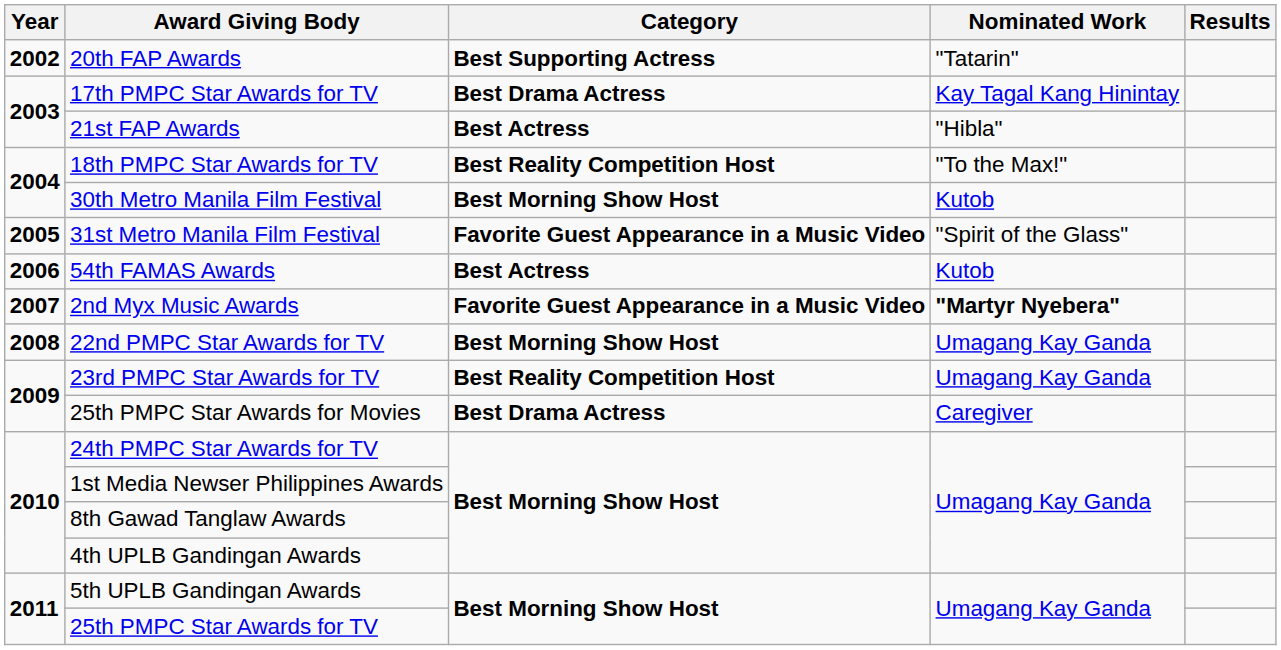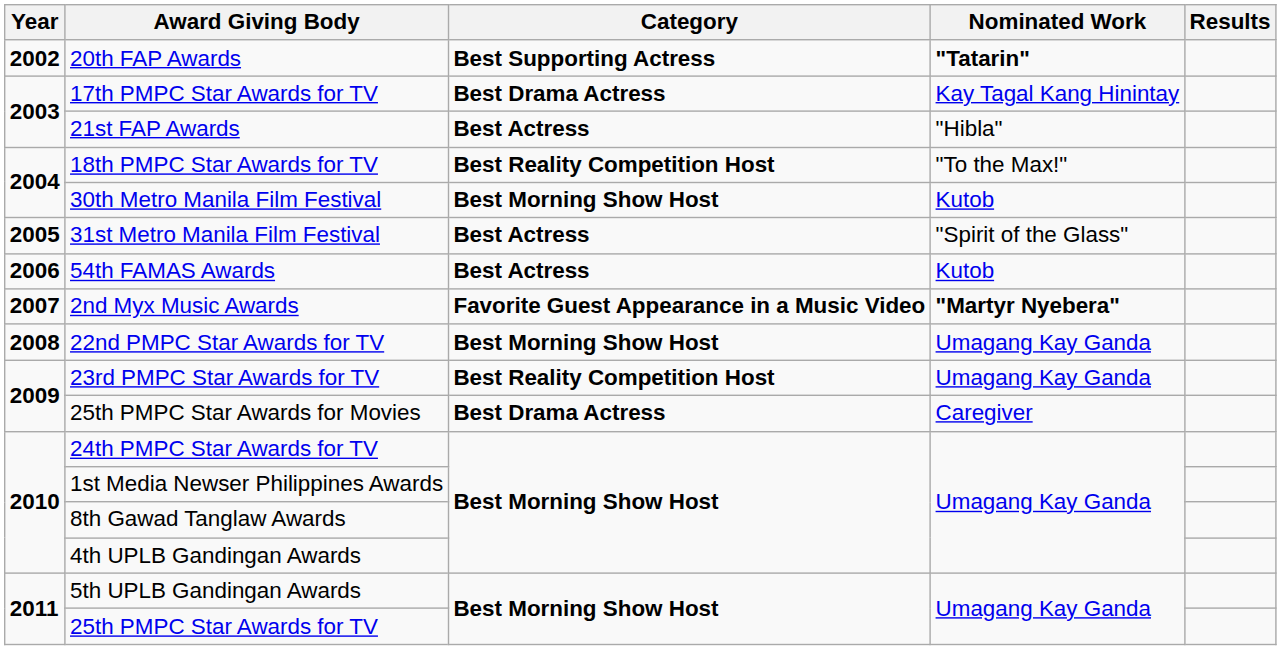(977, 57) normal -> (983, 57) bold
(689, 235) Favorite Guest Appearance in a Music Video -> (522, 235) Best Actress
